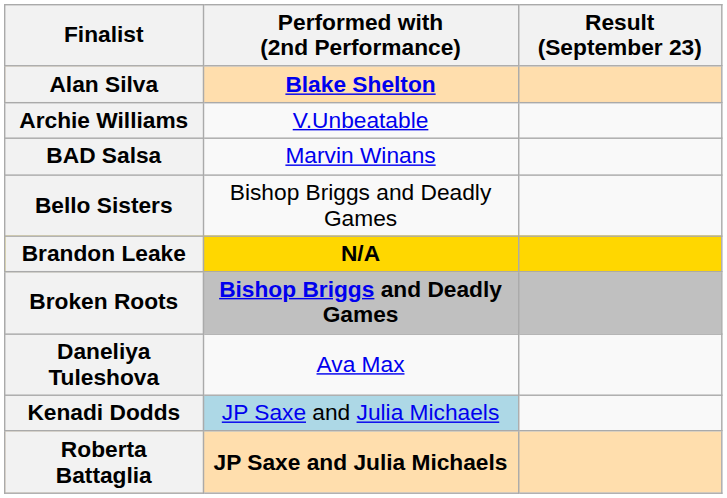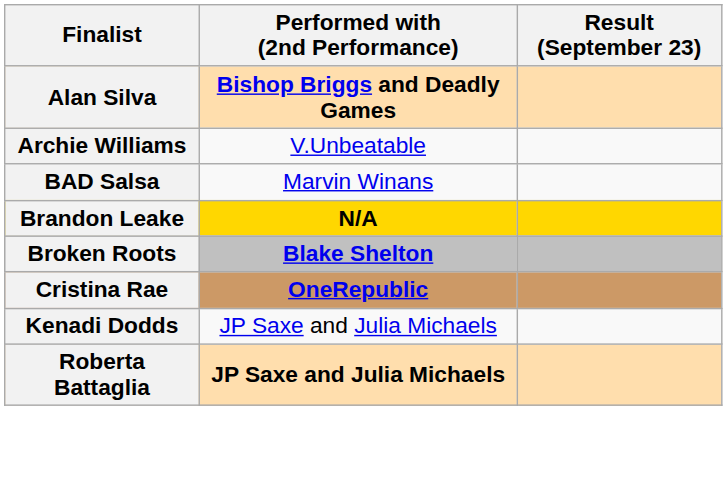(361, 84) Blake Shelton -> (358, 96) Bishop Briggs and Deadly Games
- row: (104, 204)
(361, 302) Bishop Briggs and Deadly Games -> (358, 253) Blake Shelton
+ row: (102, 289)
- row: (104, 364)
(361, 413) lightblue background -> (358, 325) no background
